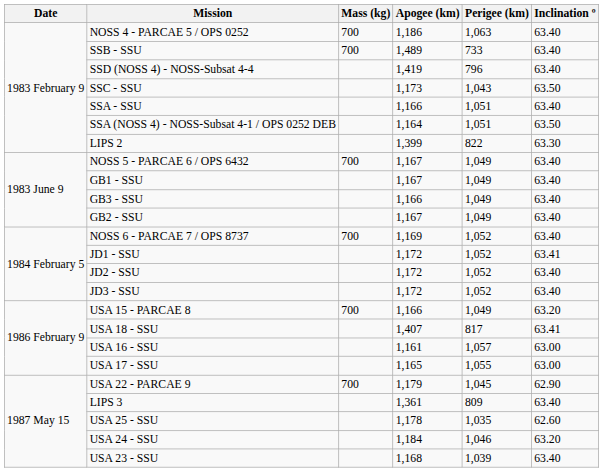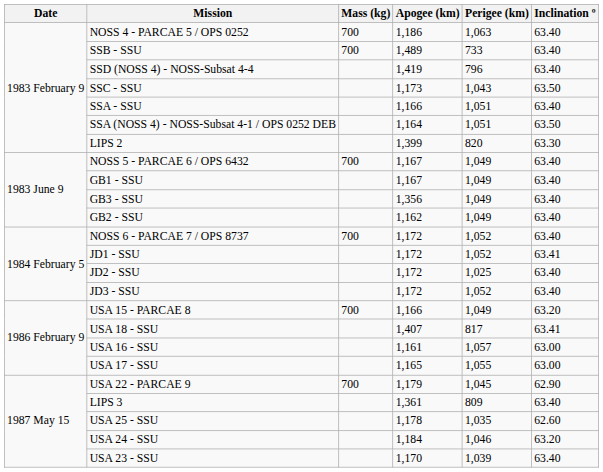(474, 143) 822 -> (474, 143) 820
(409, 198) 1,166 -> (409, 198) 1,356
(409, 217) 1,167 -> (409, 217) 1,162
(409, 236) 1,169 -> (409, 236) 1,172
(478, 273) 1,052 -> (478, 273) 1,025
(409, 458) 1,168 -> (409, 458) 1,170
